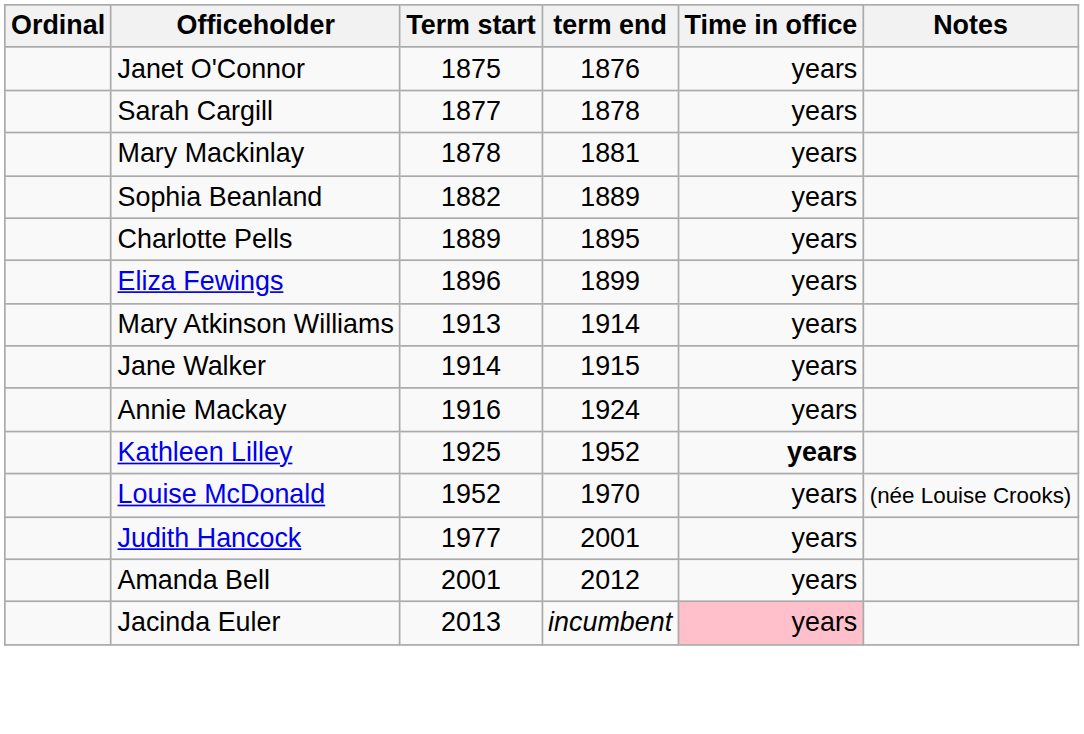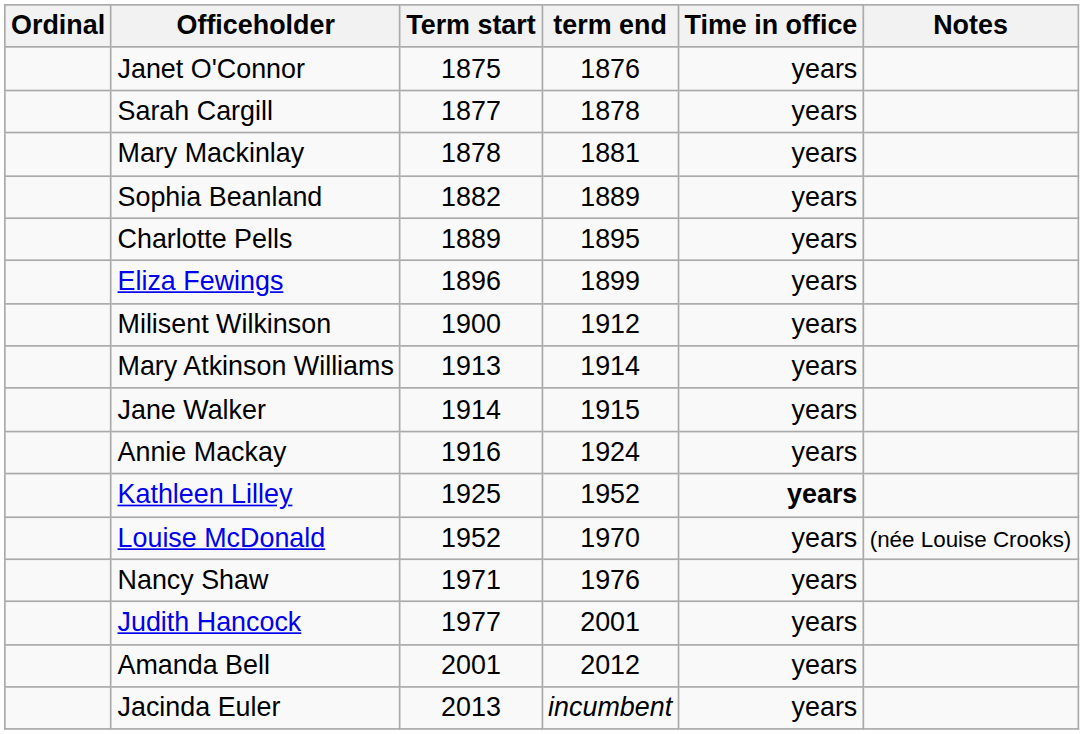+ row: (224, 324)
+ row: (193, 580)
(824, 622) pink background -> (824, 707) no background
